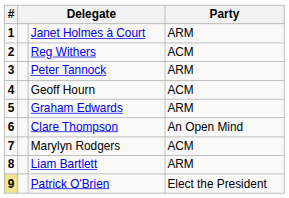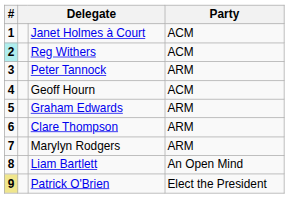(181, 33) ARM -> (181, 33) ACM
(11, 52) no background -> (11, 52) paleturquoise background
(205, 127) An Open Mind -> (181, 127) ARM
(181, 146) ACM -> (181, 146) ARM
(181, 164) ARM -> (205, 164) An Open Mind
